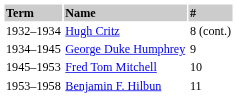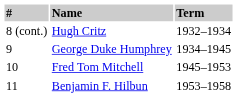columns swapped: (193, 12) <-> (20, 12)
